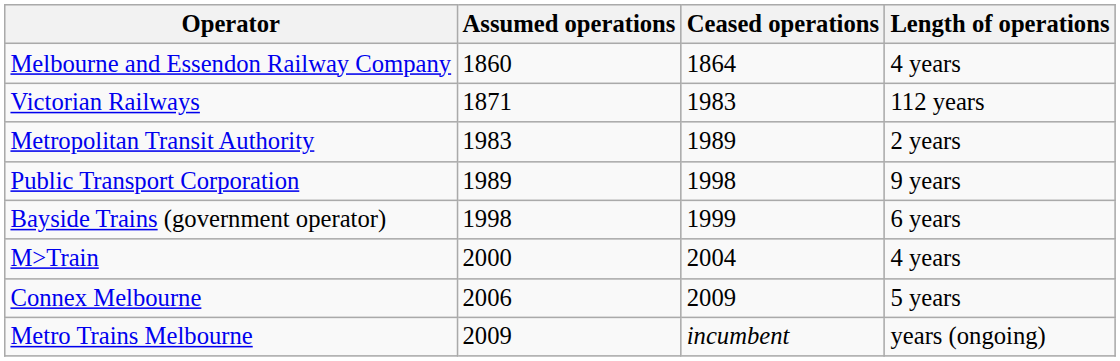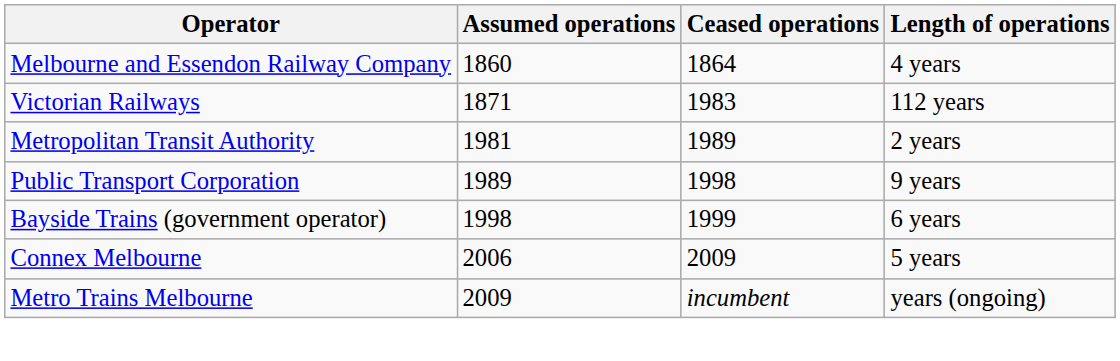(487, 141) 1983 -> (487, 141) 1981
- row: (55, 258)
